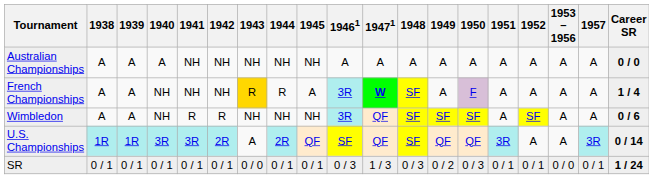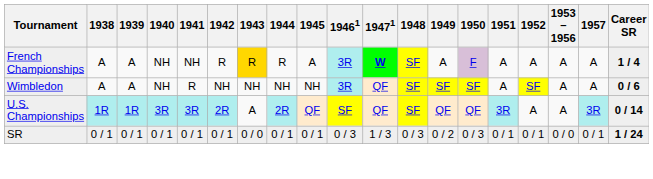- row: (46, 62)
(222, 93) NH -> (222, 62) R
(222, 117) R -> (222, 86) NH
